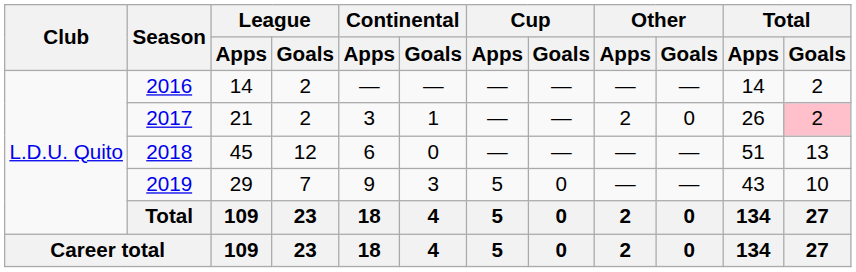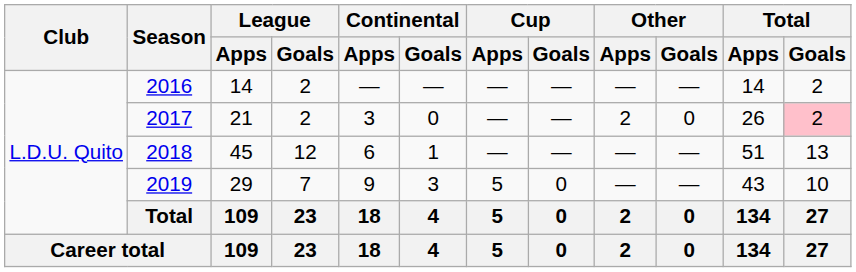(433, 119) 1 -> (433, 119) 0
(433, 151) 0 -> (433, 151) 1
